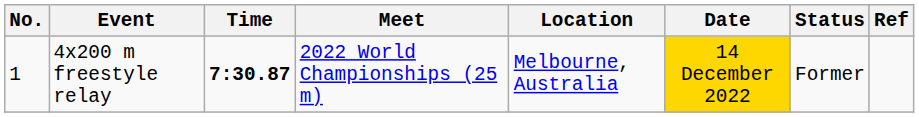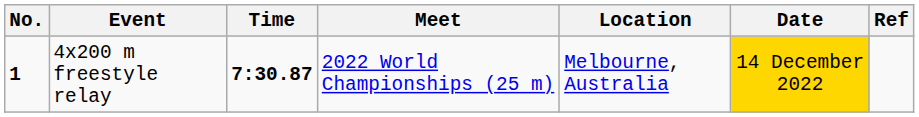- column: (830, 21)
(15, 74) normal -> (15, 74) bold
